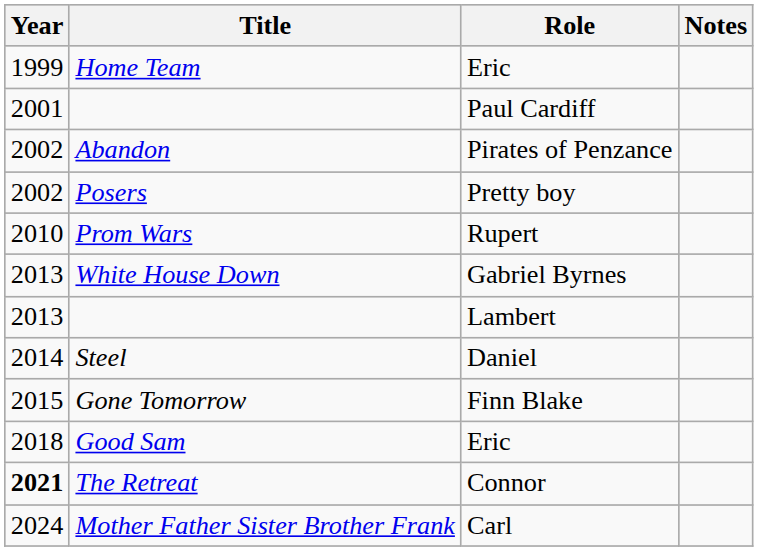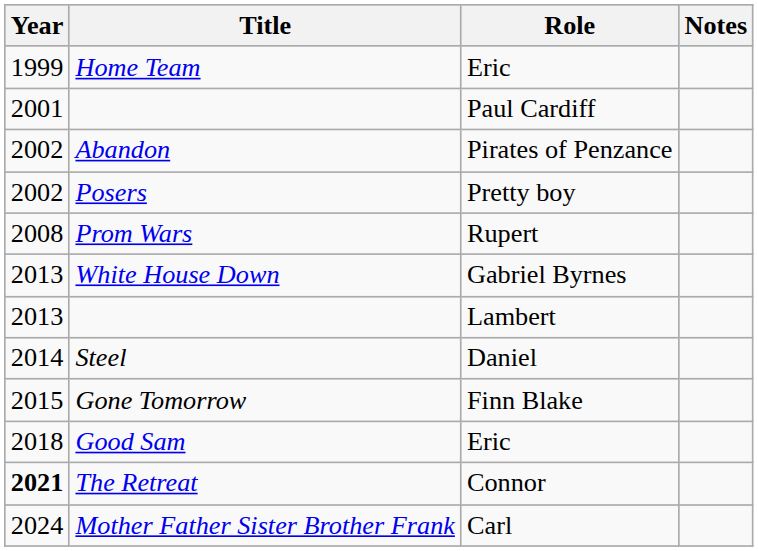(37, 233) 2010 -> (37, 233) 2008
